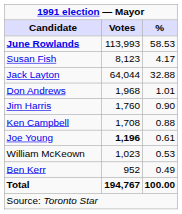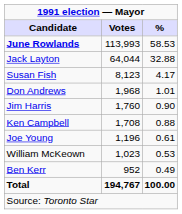rows swapped: (33, 75) <-> (31, 59)
(128, 138) bold -> (128, 138) normal
